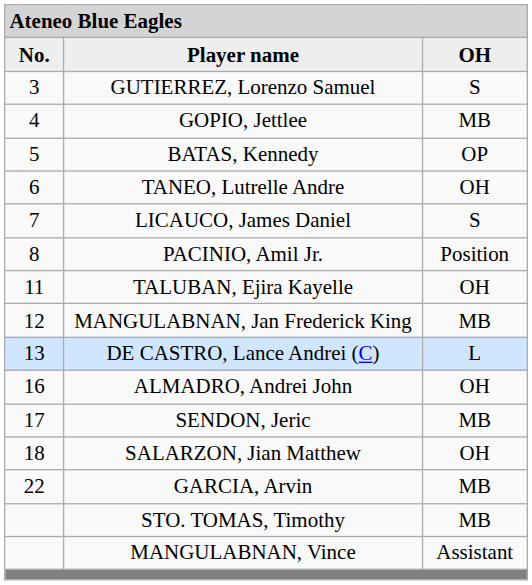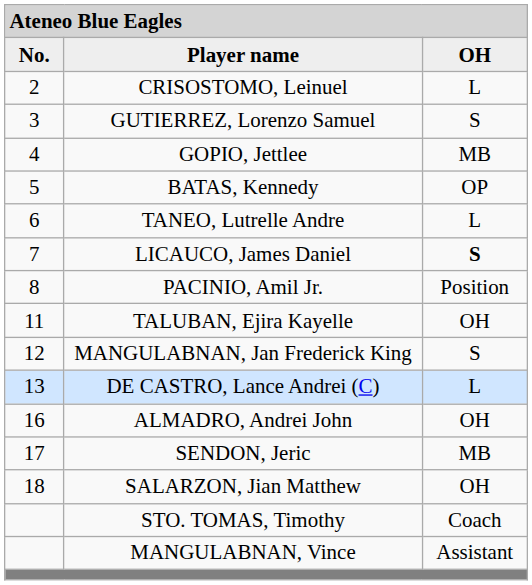+ row: (243, 87)
(475, 187) OH -> (475, 220) L
(475, 220) normal -> (475, 253) bold
(475, 320) MB -> (475, 353) S
- row: (243, 486)
(475, 519) MB -> (475, 519) Coach
